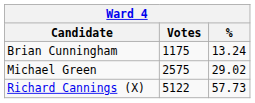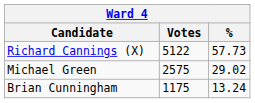rows swapped: (76, 88) <-> (62, 51)
